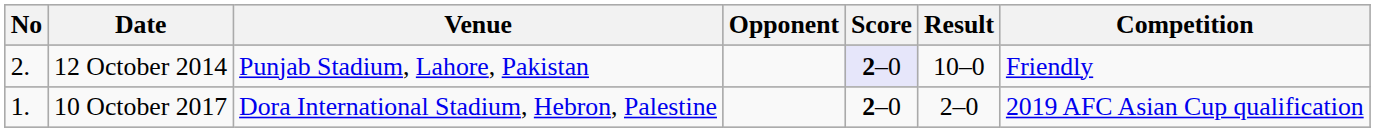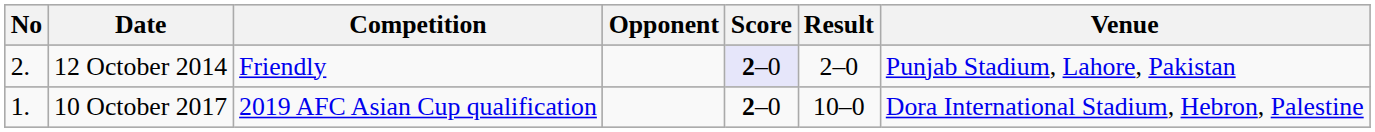columns swapped: (478, 24) <-> (1185, 24)
(959, 65) 10–0 -> (839, 65) 2–0
(959, 106) 2–0 -> (839, 106) 10–0
